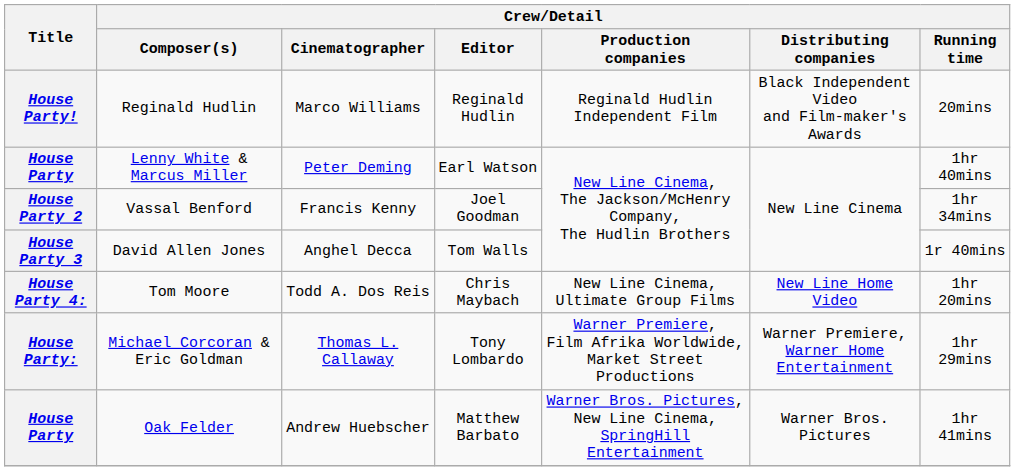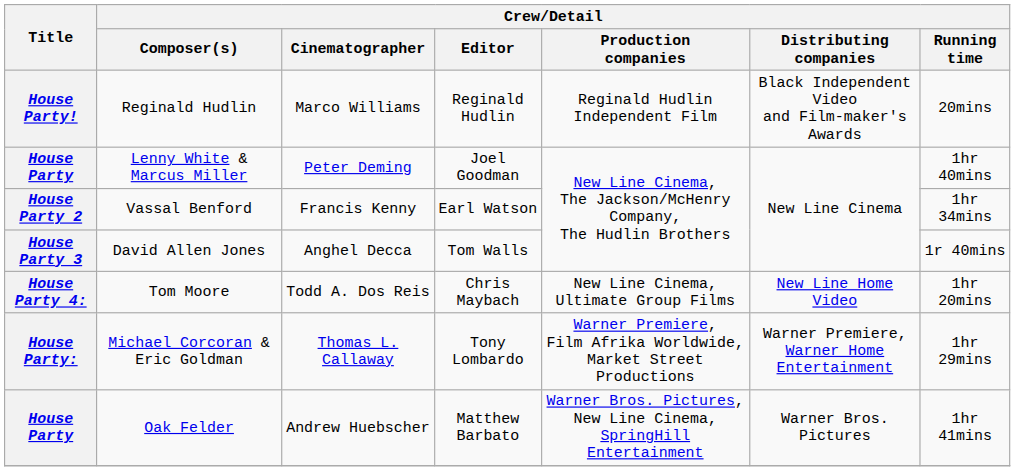(488, 167) Earl Watson -> (488, 167) Joel Goodman
(488, 209) Joel Goodman -> (488, 209) Earl Watson
